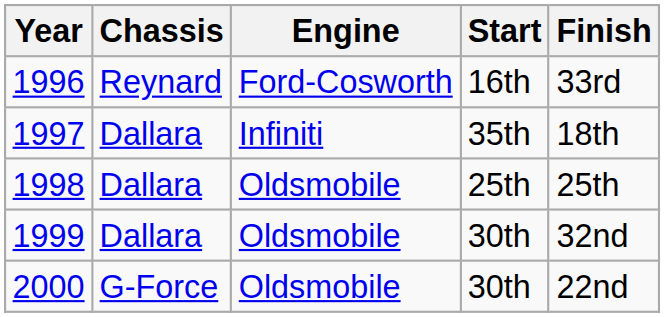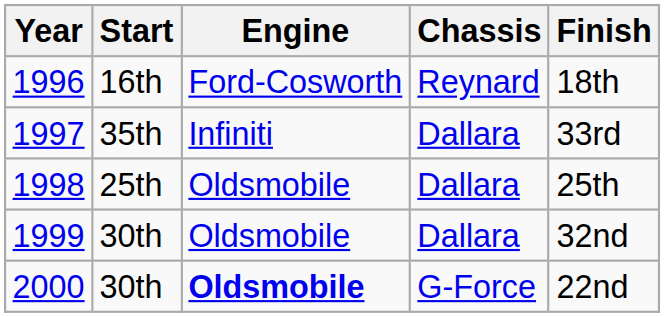columns swapped: (162, 31) <-> (505, 31)
(589, 82) 33rd -> (588, 82) 18th
(588, 133) 18th -> (589, 133) 33rd
(320, 287) normal -> (276, 287) bold
